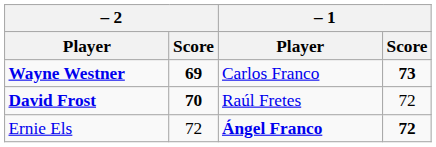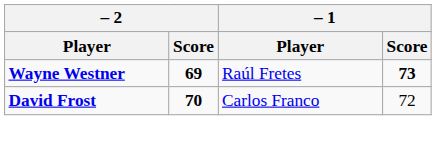(271, 73) Carlos Franco -> (262, 73) Raúl Fretes
(262, 100) Raúl Fretes -> (271, 100) Carlos Franco
- row: (40, 127)
